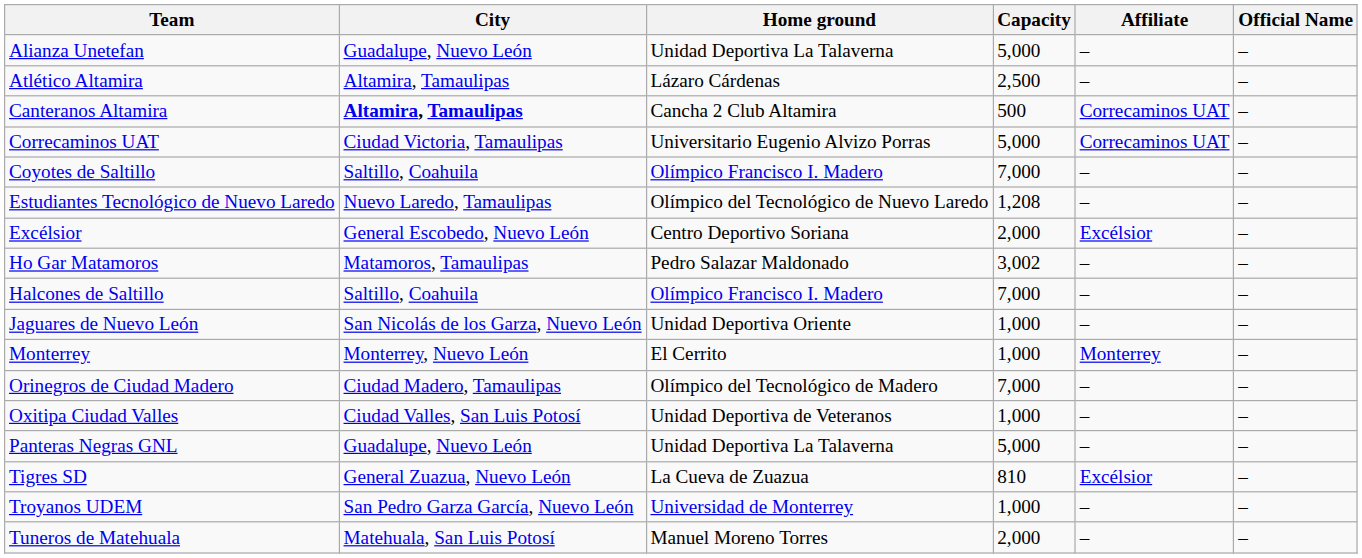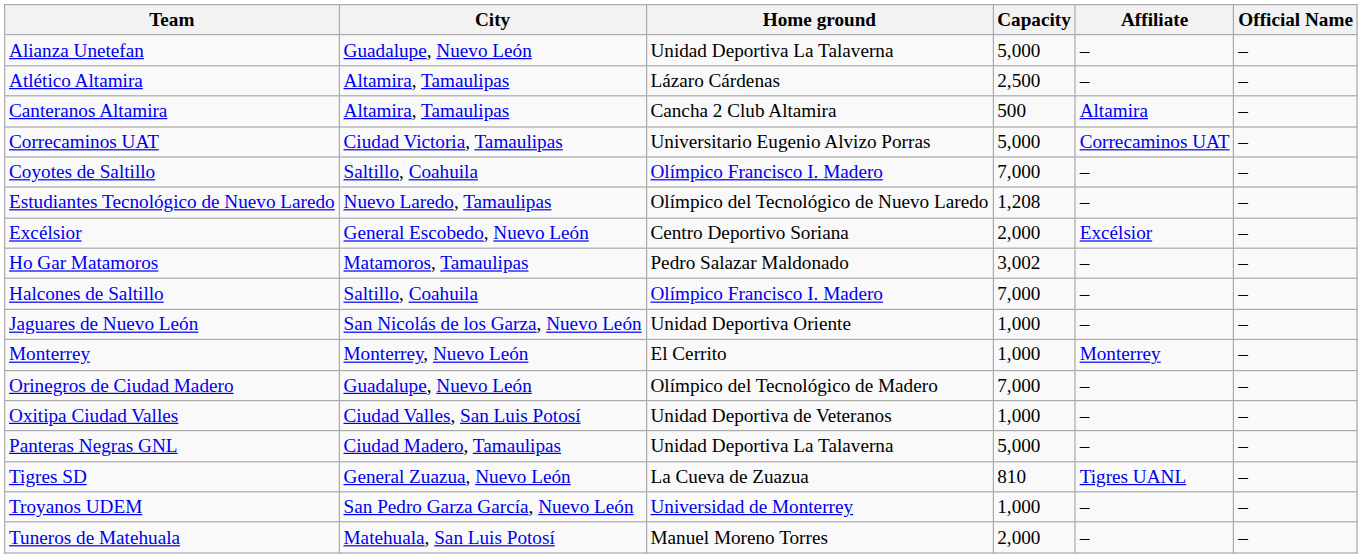(433, 111) bold -> (426, 111) normal
(1155, 111) Correcaminos UAT -> (1114, 111) Altamira
(452, 385) Ciudad Madero, Tamaulipas -> (438, 385) Guadalupe, Nuevo León
(438, 446) Guadalupe, Nuevo León -> (452, 446) Ciudad Madero, Tamaulipas
(1116, 476) Excélsior -> (1133, 476) Tigres UANL
